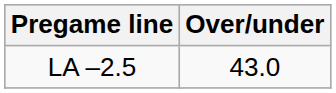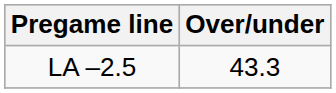(255, 66) 43.0 -> (255, 66) 43.3
